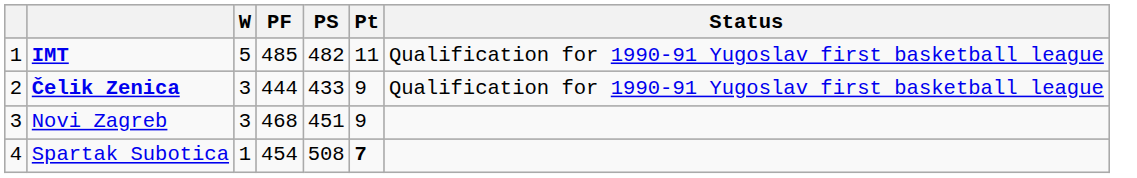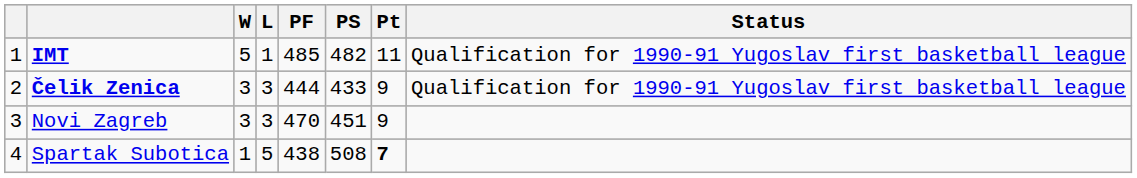+ column: (267, 22)
(279, 122) 468 -> (302, 122) 470
(279, 155) 454 -> (302, 155) 438
